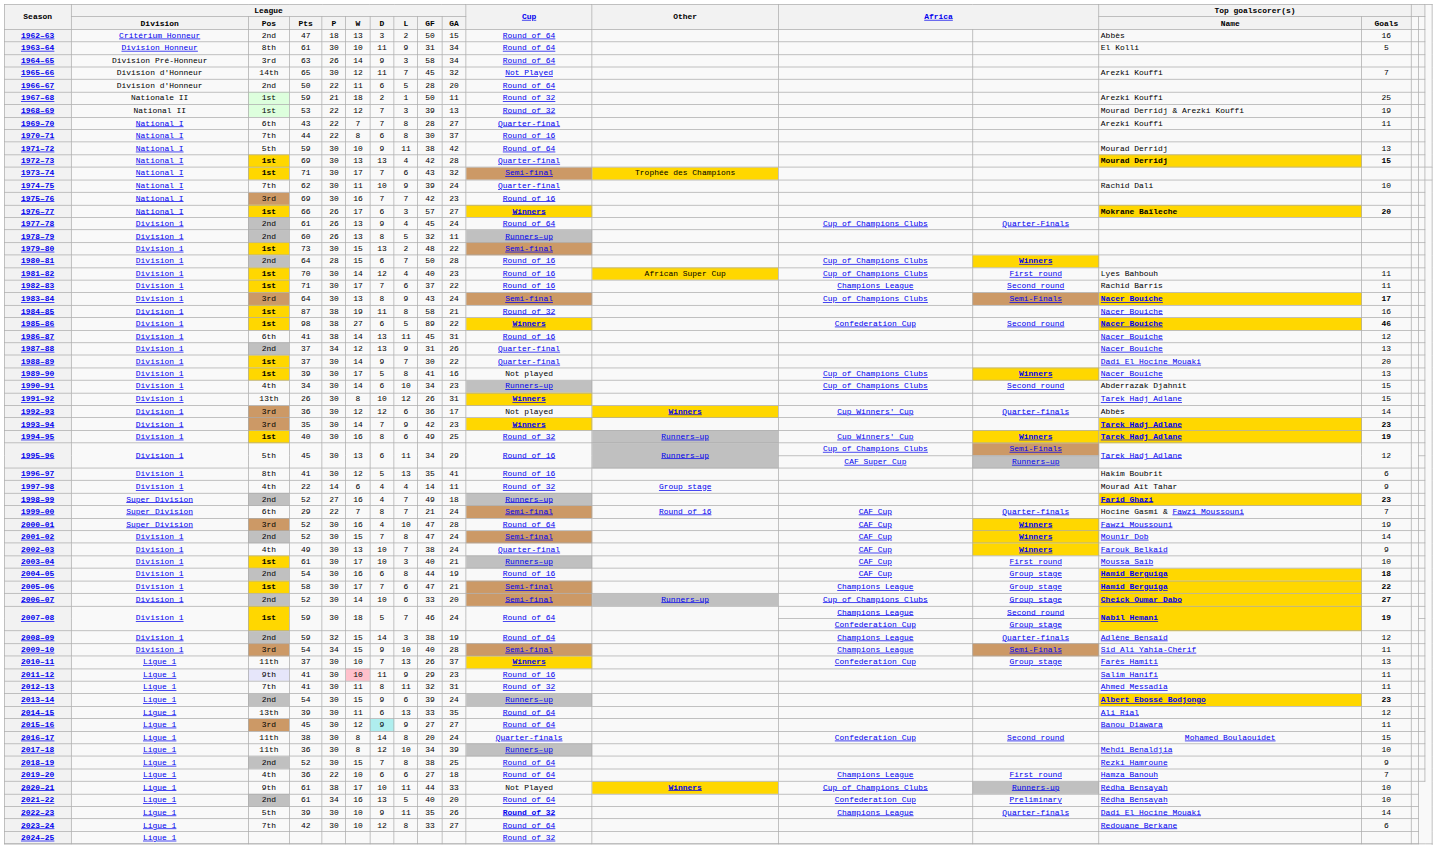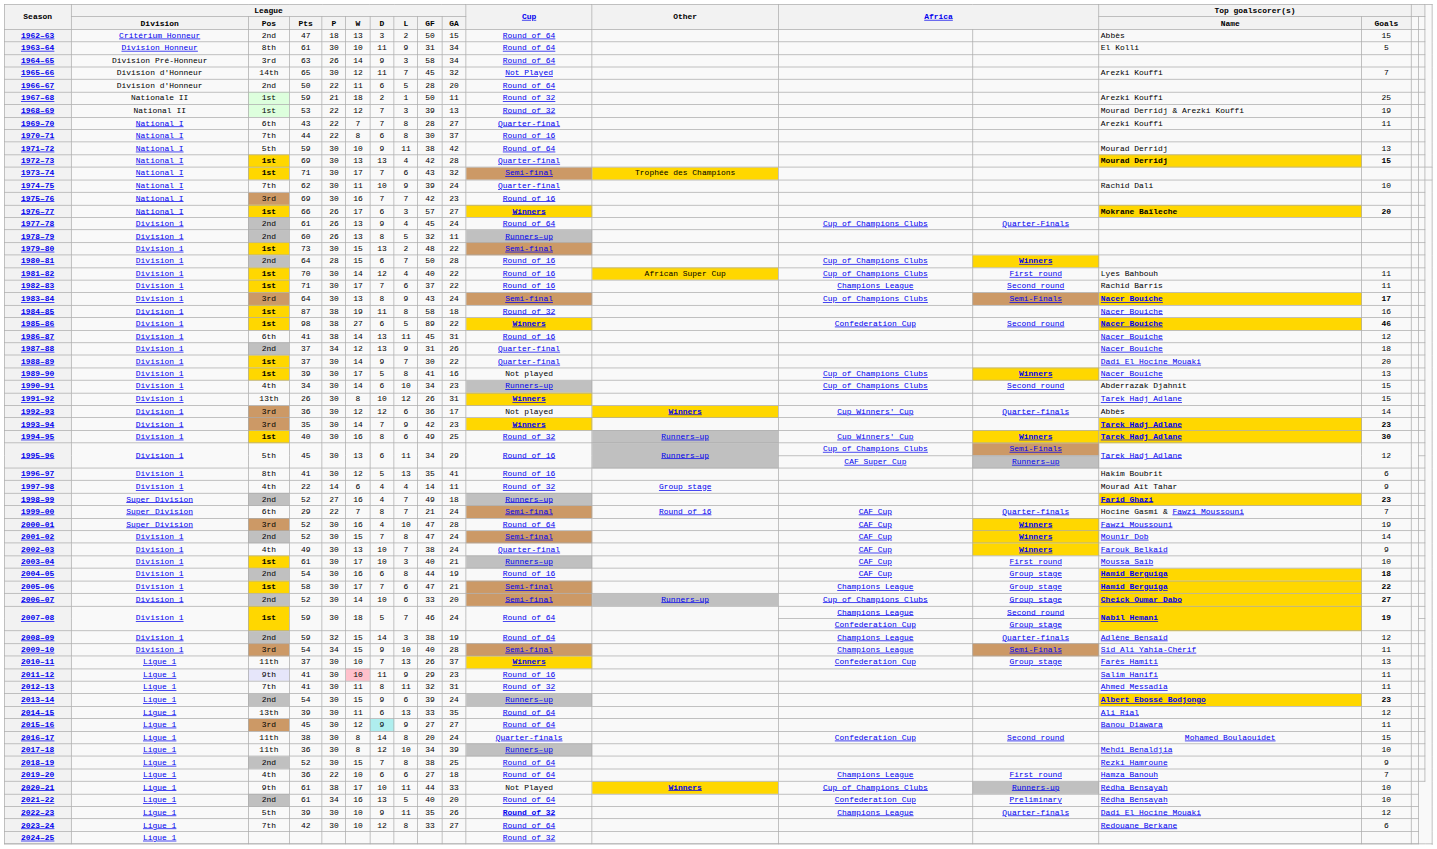(1386, 36) 16 -> (1386, 36) 15
(454, 274) 23 -> (454, 274) 22
(454, 311) 21 -> (454, 311) 18
(1386, 349) 13 -> (1386, 349) 18
(1386, 437) 19 -> (1386, 437) 30
(1386, 813) 14 -> (1386, 813) 12
